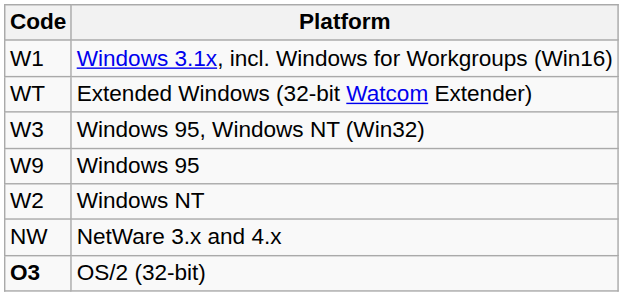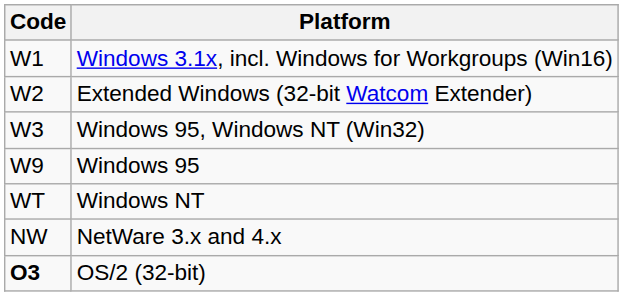(27, 93) WT -> (27, 93) W2
(27, 201) W2 -> (27, 201) WT
